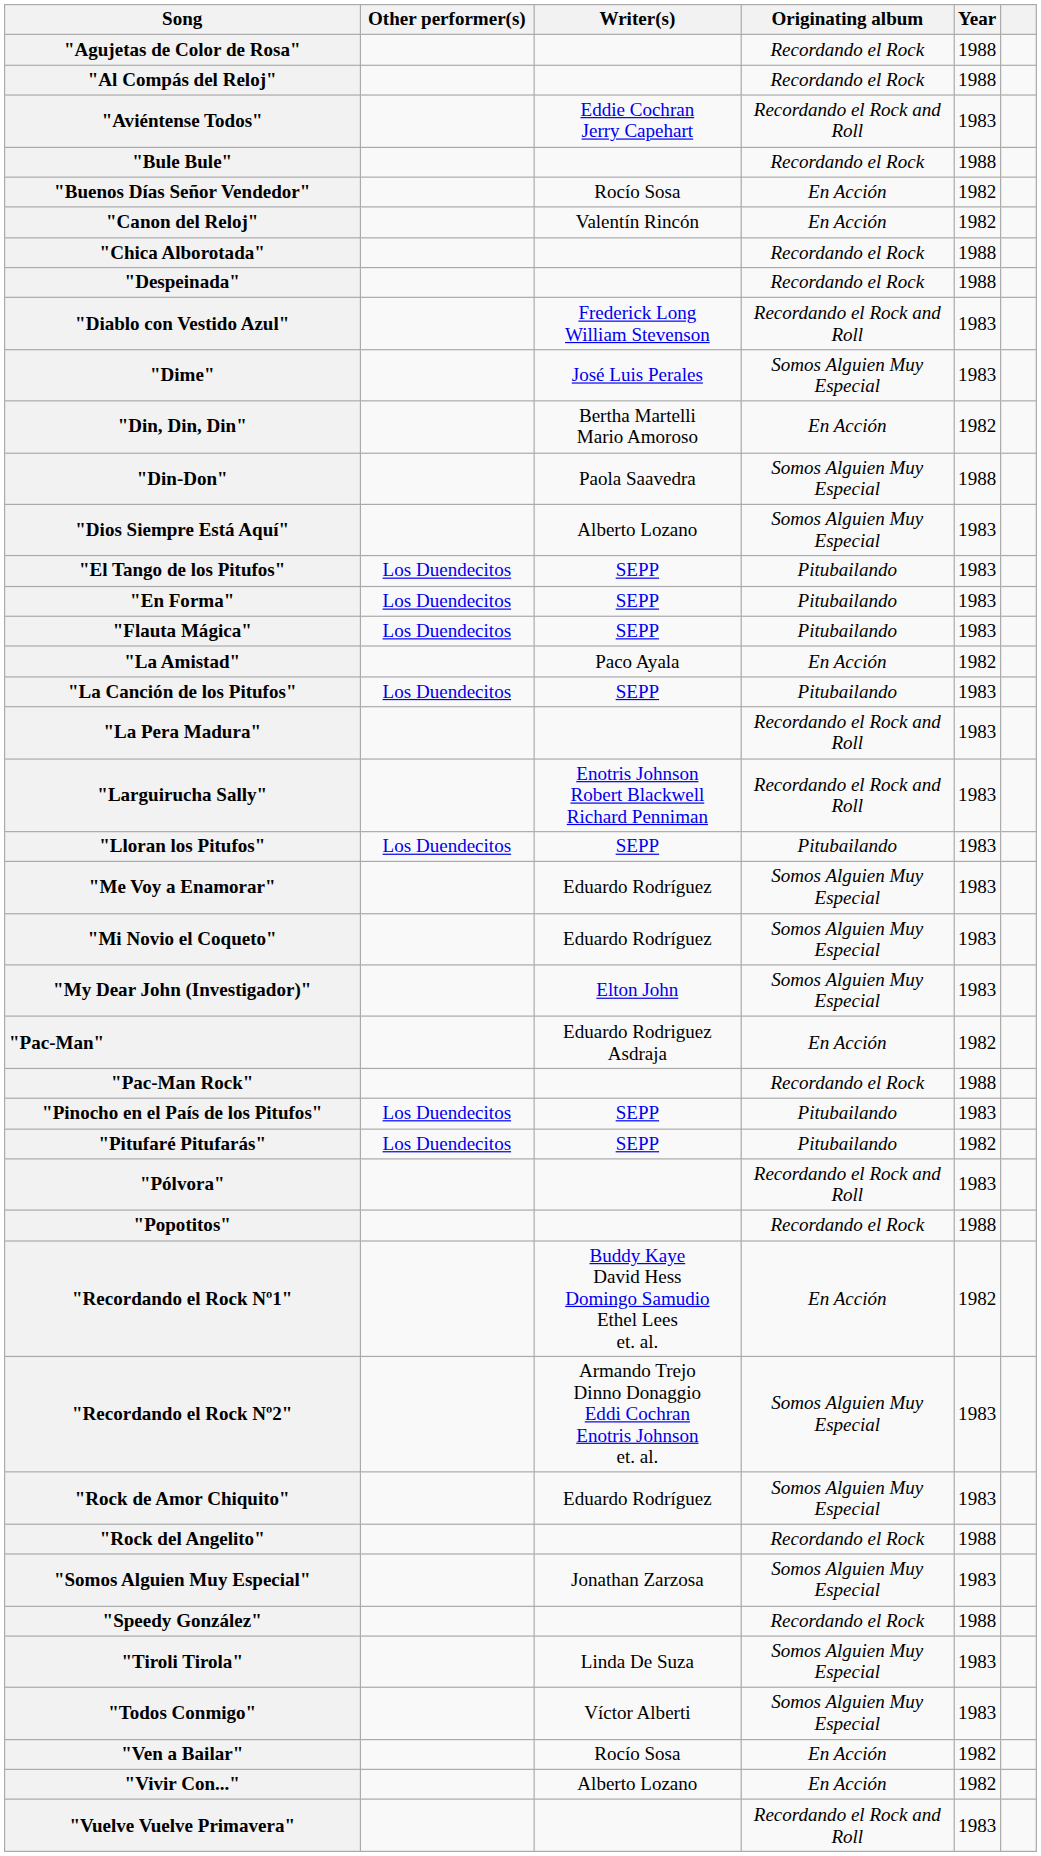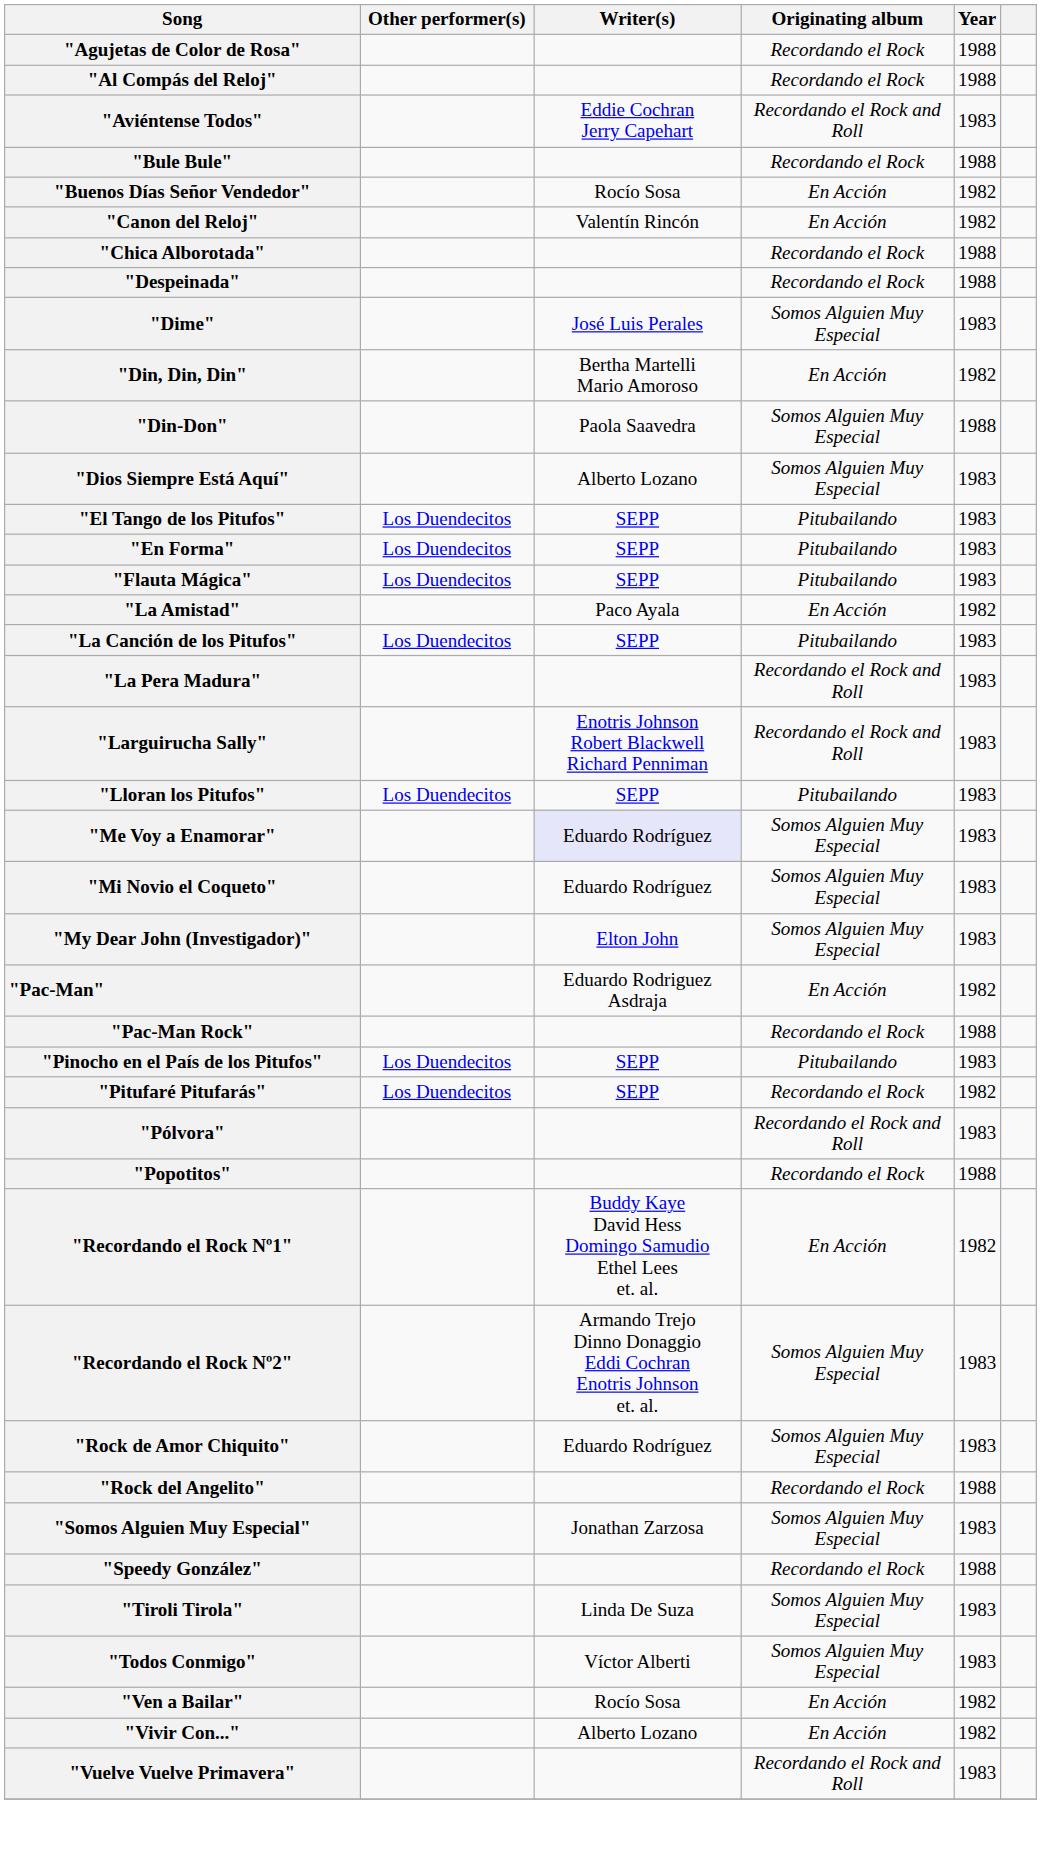- row: (182, 323)
(637, 887) no background -> (637, 835) lavender background
(847, 1143) Pitubailando -> (847, 1091) Recordando el Rock
